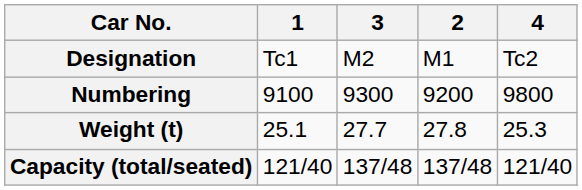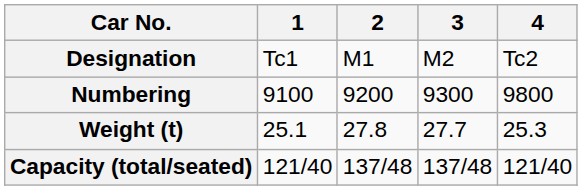columns swapped: (458, 22) <-> (378, 22)
